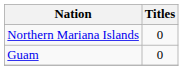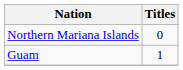(160, 55) 0 -> (160, 55) 1
